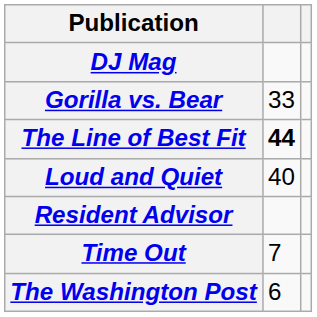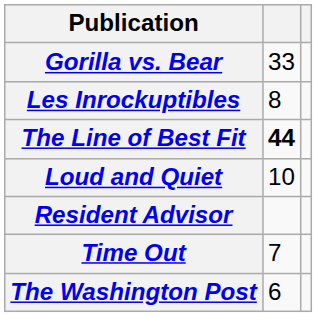- row: (134, 61)
+ row: (134, 100)
(281, 176) 40 -> (281, 176) 10
